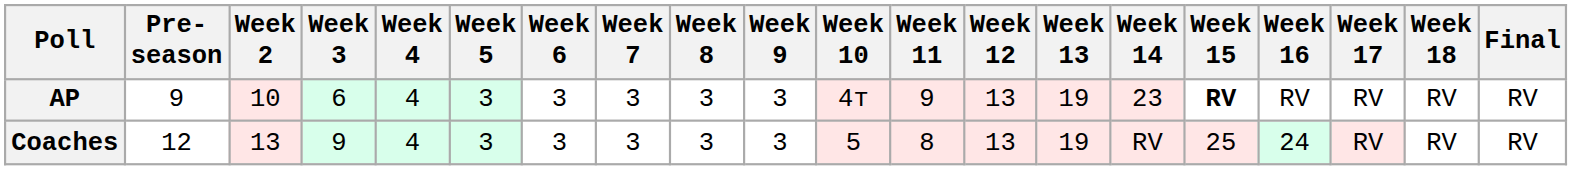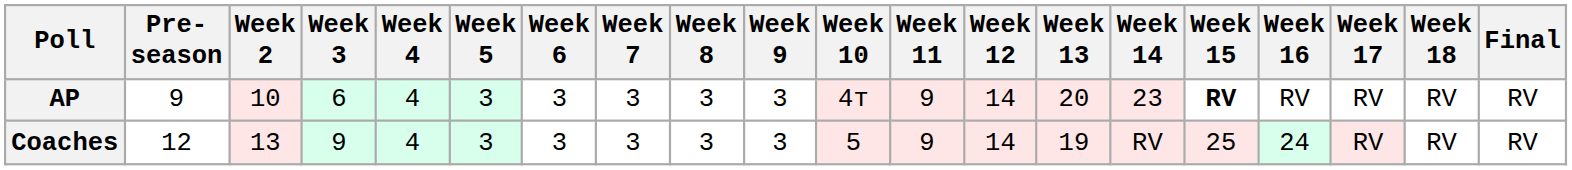(1000, 100) 13 -> (1000, 100) 14
(1074, 100) 19 -> (1074, 100) 20
(927, 142) 8 -> (927, 142) 9
(1000, 142) 13 -> (1000, 142) 14
